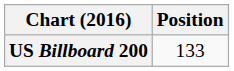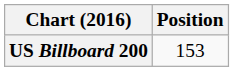(190, 50) 133 -> (190, 50) 153
